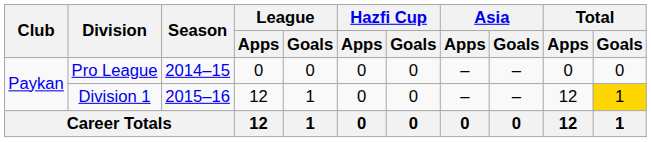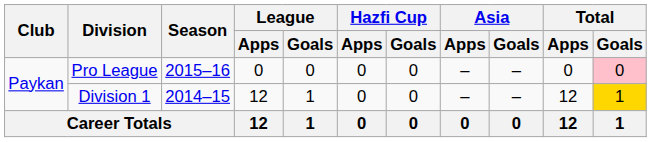(198, 70) 2014–15 -> (198, 70) 2015–16
(620, 70) no background -> (620, 70) pink background
(198, 96) 2015–16 -> (198, 96) 2014–15
